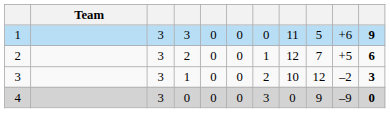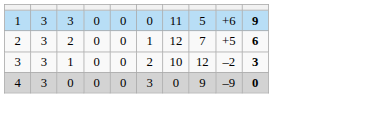- column: (89, 14)
